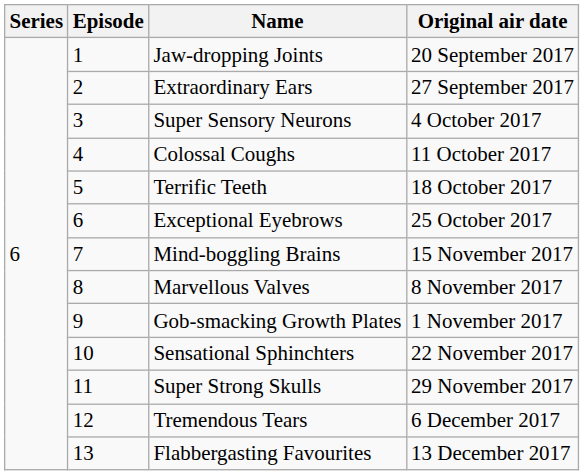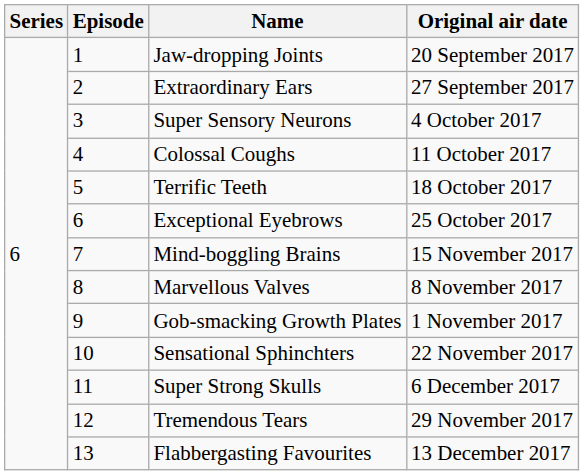(492, 386) 29 November 2017 -> (486, 386) 6 December 2017
(486, 420) 6 December 2017 -> (492, 420) 29 November 2017
